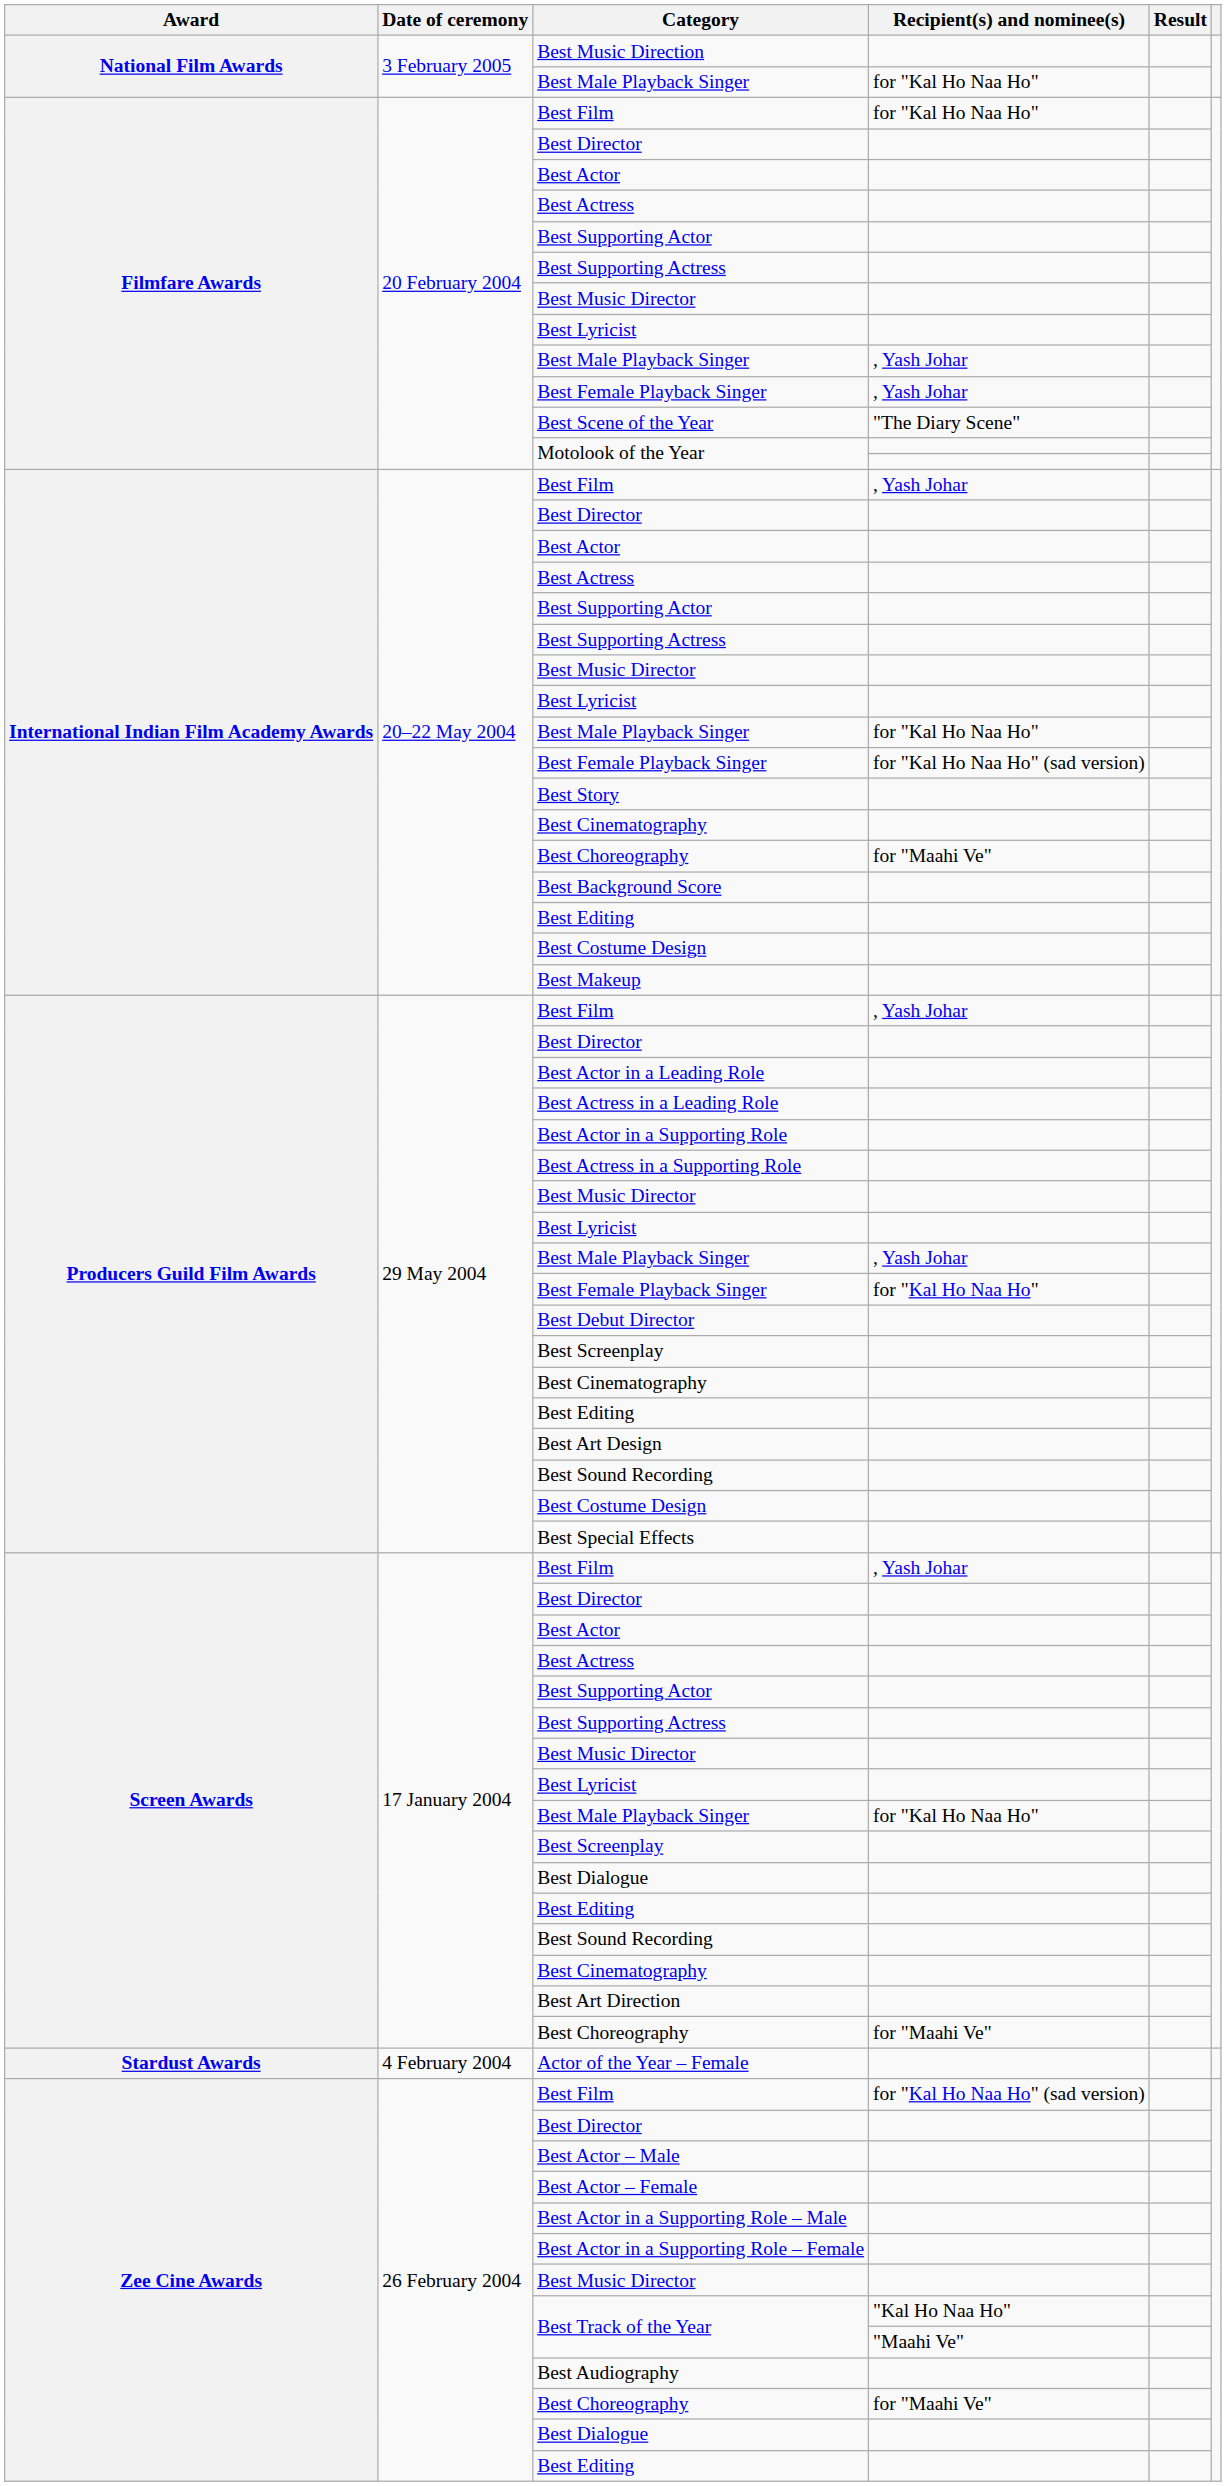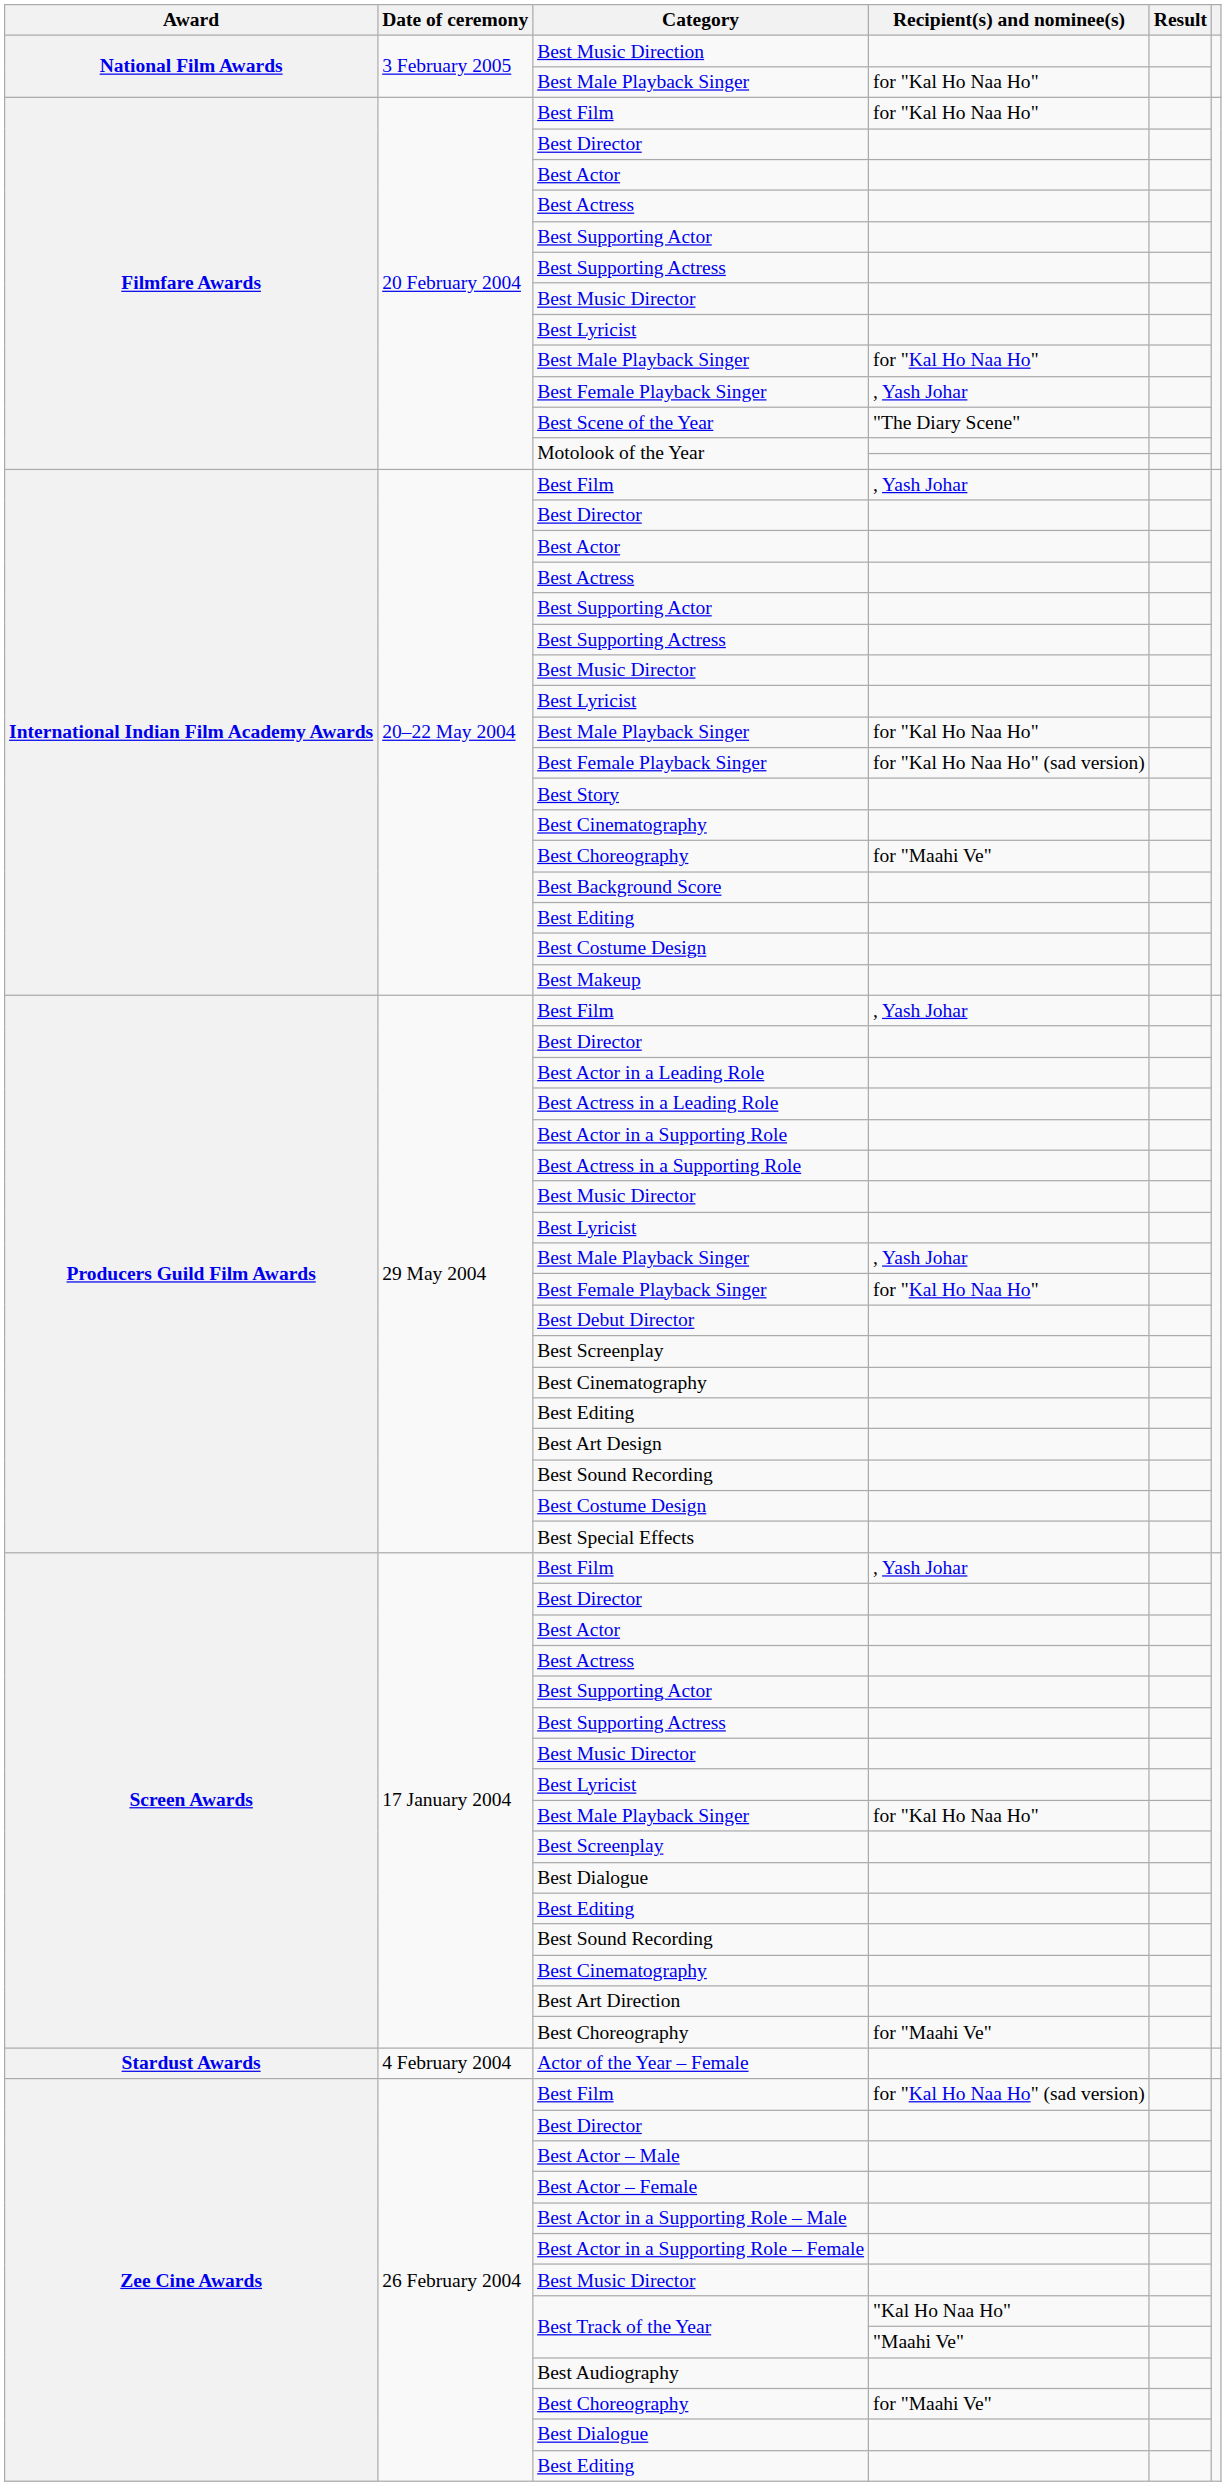(920, 360) , Yash Johar -> (956, 360) for "Kal Ho Naa Ho"
